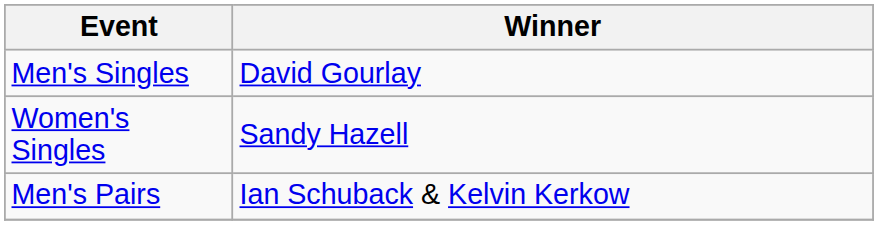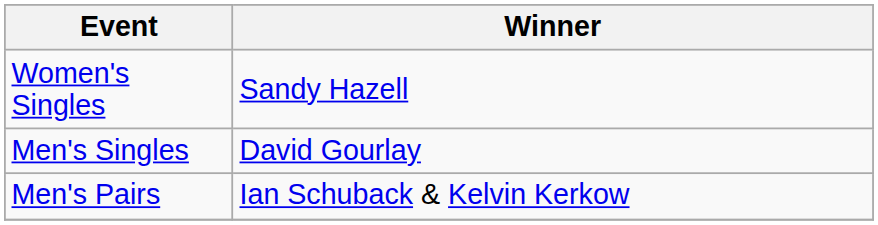rows swapped: (100, 72) <-> (70, 134)
